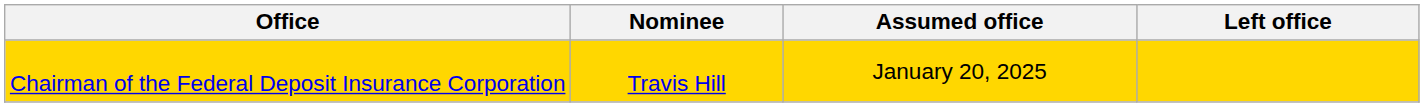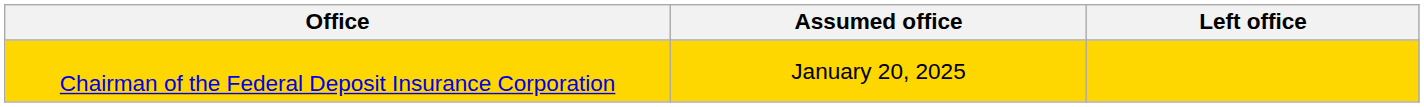- column: (677, 22)
